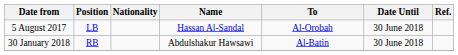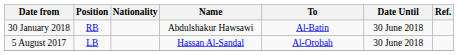rows swapped: (39, 28) <-> (39, 43)
